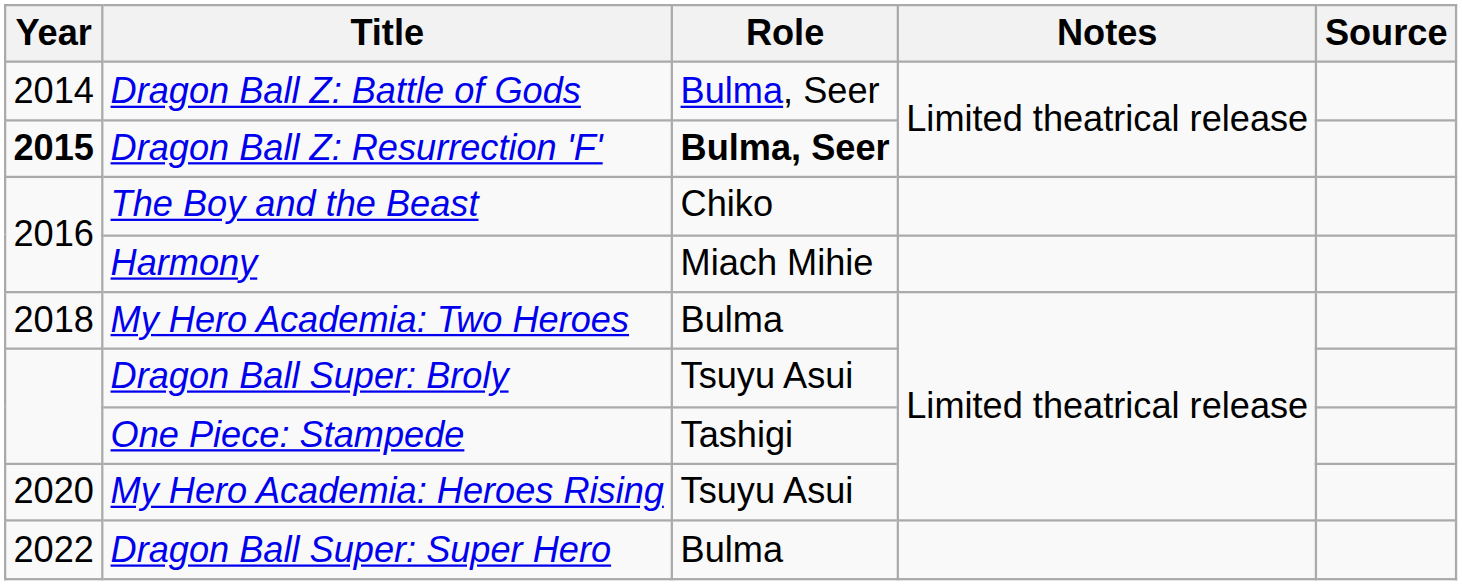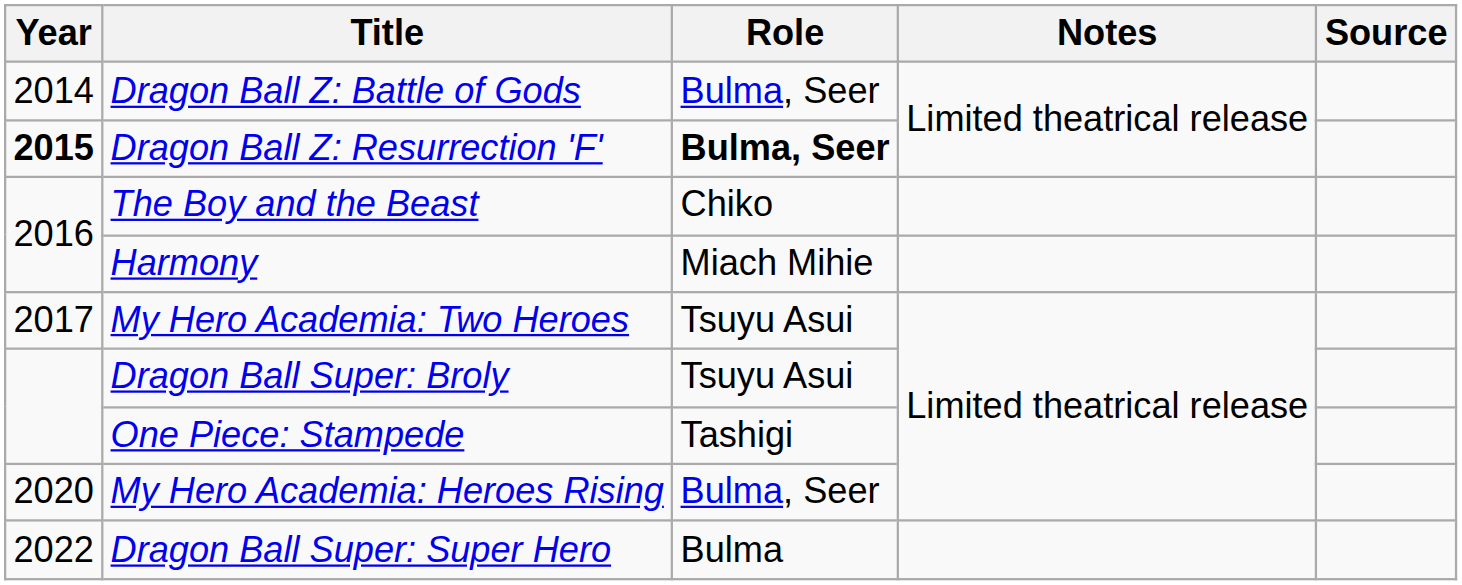(54, 319) 2018 -> (54, 319) 2017
(732, 319) Bulma -> (767, 319) Tsuyu Asui
(767, 491) Tsuyu Asui -> (780, 491) Bulma, Seer
